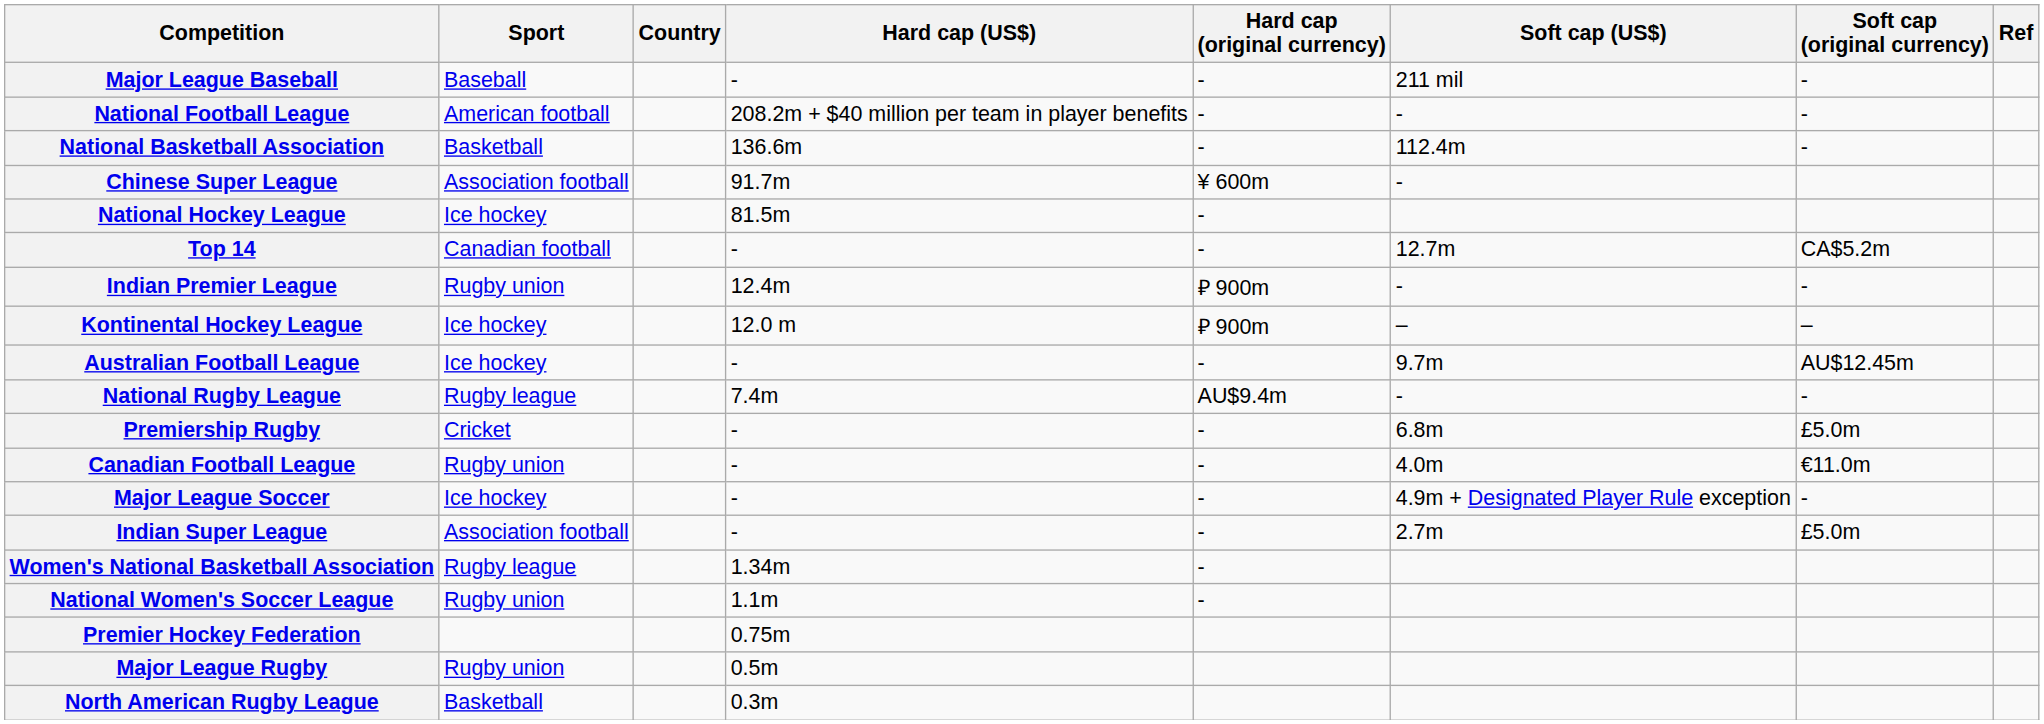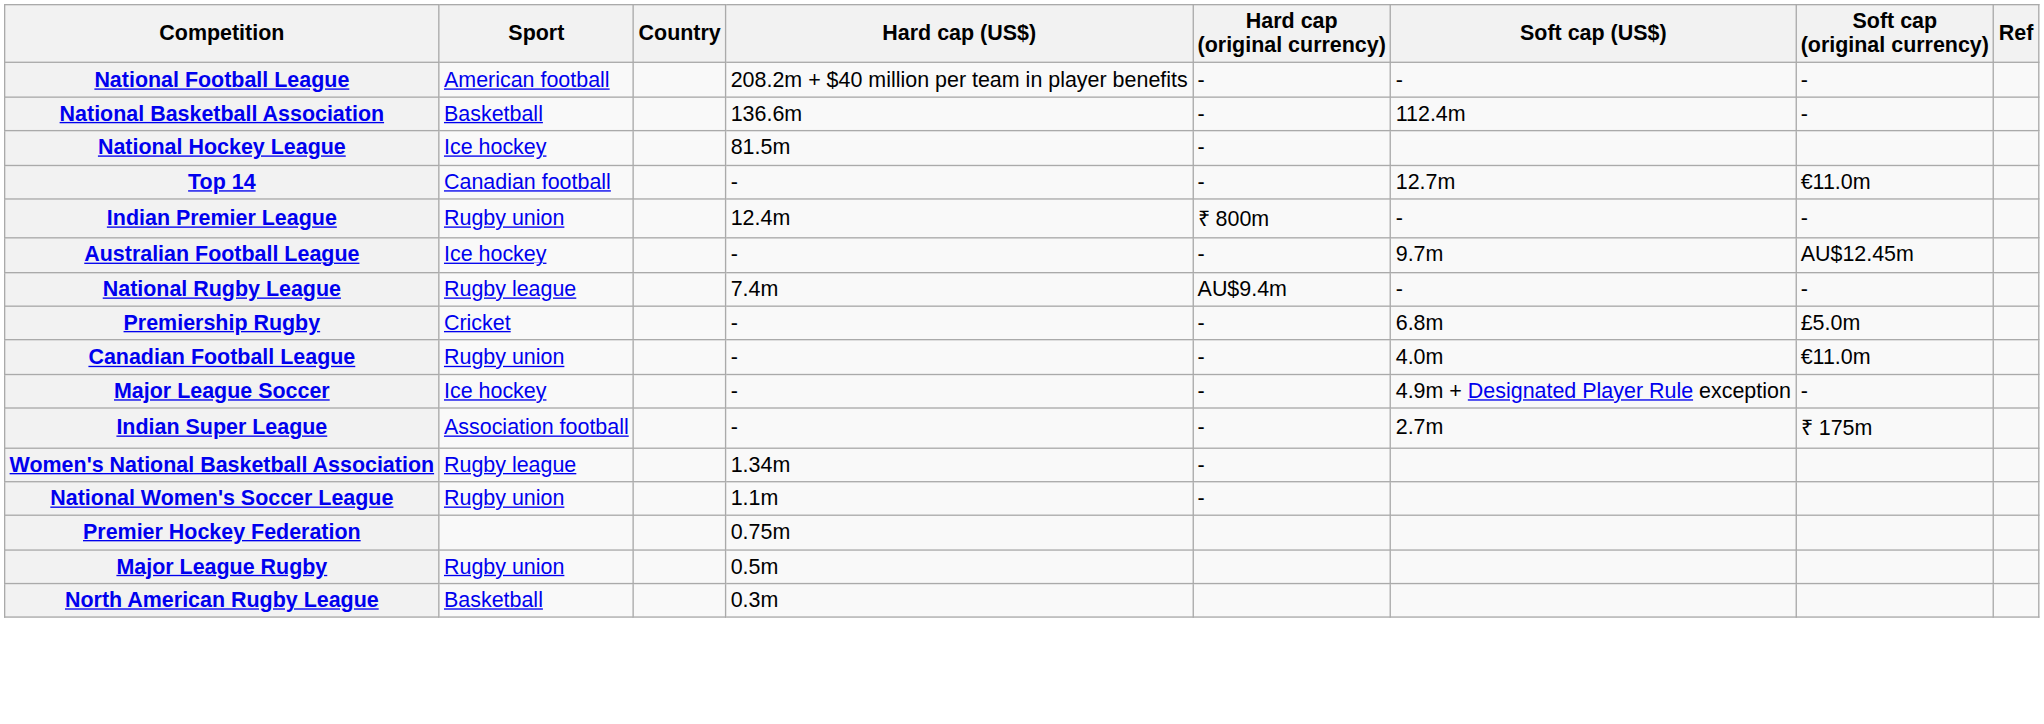- row: (222, 79)
- row: (222, 181)
(1845, 249) CA$5.2m -> (1836, 181) €11.0m
(1233, 287) ₽ 900m -> (1233, 219) ₹ 800m
- row: (222, 325)
(1830, 532) £5.0m -> (1837, 429) ₹ 175m
